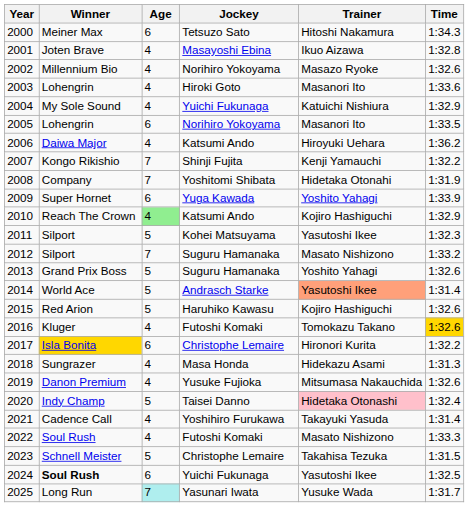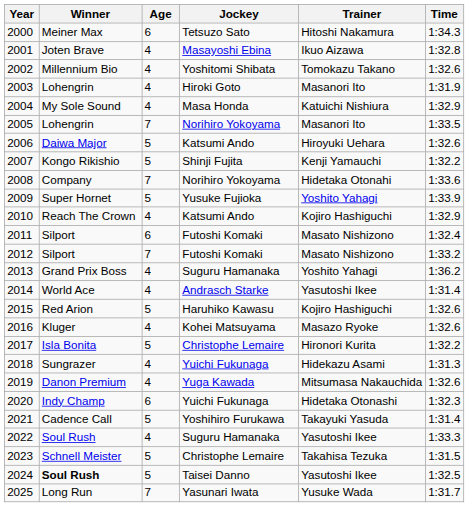(231, 69) Norihiro Yokoyama -> (229, 69) Yoshitomi Shibata
(340, 69) Masazo Ryoke -> (348, 69) Tomokazu Takano
(444, 88) 1:33.6 -> (444, 88) 1:31.9
(225, 106) Yuichi Fukunaga -> (215, 106) Masa Honda
(148, 125) 6 -> (148, 125) 7
(148, 143) 4 -> (148, 143) 5
(444, 143) 1:36.2 -> (444, 143) 1:32.6
(148, 161) 7 -> (148, 161) 5
(229, 180) Yoshitomi Shibata -> (231, 180) Norihiro Yokoyama
(444, 180) 1:31.9 -> (444, 180) 1:33.6
(148, 198) 6 -> (148, 198) 5
(218, 198) Yuga Kawada -> (222, 198) Yusuke Fujioka
(148, 217) lightgreen background -> (148, 217) no background
(148, 235) 5 -> (148, 235) 6
(229, 235) Kohei Matsuyama -> (222, 235) Futoshi Komaki
(339, 235) Yasutoshi Ikee -> (347, 235) Masato Nishizono
(444, 235) 1:32.3 -> (444, 235) 1:32.4
(231, 254) Suguru Hamanaka -> (222, 254) Futoshi Komaki
(148, 272) 5 -> (148, 272) 4
(444, 272) 1:32.6 -> (444, 272) 1:36.2
(148, 290) 5 -> (148, 290) 4
(339, 290) lightsalmon background -> (339, 290) no background
(222, 327) Futoshi Komaki -> (229, 327) Kohei Matsuyama
(348, 327) Tomokazu Takano -> (340, 327) Masazo Ryoke
(444, 327) gold background -> (444, 327) no background
(69, 346) gold background -> (69, 346) no background
(148, 346) 6 -> (148, 346) 5
(215, 364) Masa Honda -> (225, 364) Yuichi Fukunaga
(222, 383) Yusuke Fujioka -> (218, 383) Yuga Kawada
(148, 401) 5 -> (148, 401) 6
(216, 401) Taisei Danno -> (225, 401) Yuichi Fukunaga
(349, 401) pink background -> (349, 401) no background
(444, 401) 1:32.4 -> (444, 401) 1:32.3
(148, 419) 4 -> (148, 419) 5
(222, 438) Futoshi Komaki -> (231, 438) Suguru Hamanaka
(347, 438) Masato Nishizono -> (339, 438) Yasutoshi Ikee
(148, 475) 6 -> (148, 475) 5
(225, 475) Yuichi Fukunaga -> (216, 475) Taisei Danno
(148, 493) paleturquoise background -> (148, 493) no background
